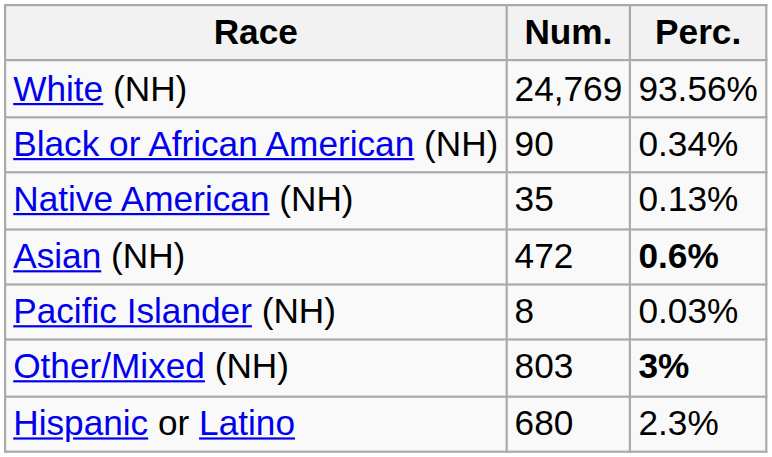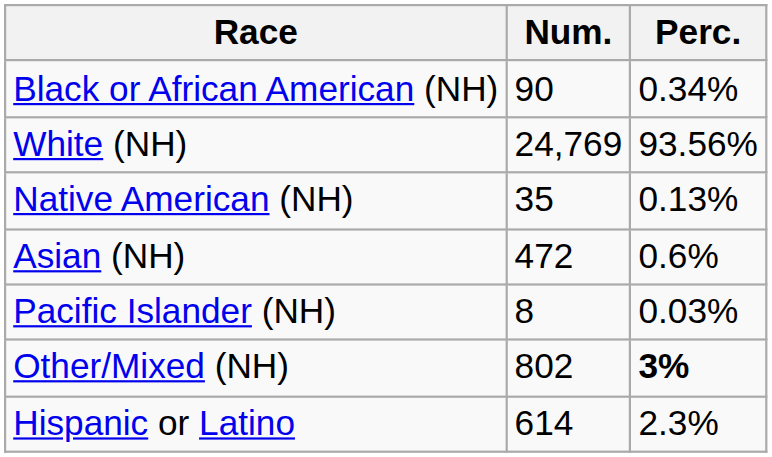rows swapped: (100, 88) <-> (256, 144)
(679, 255) bold -> (679, 255) normal
(544, 367) 803 -> (544, 367) 802
(544, 423) 680 -> (544, 423) 614
